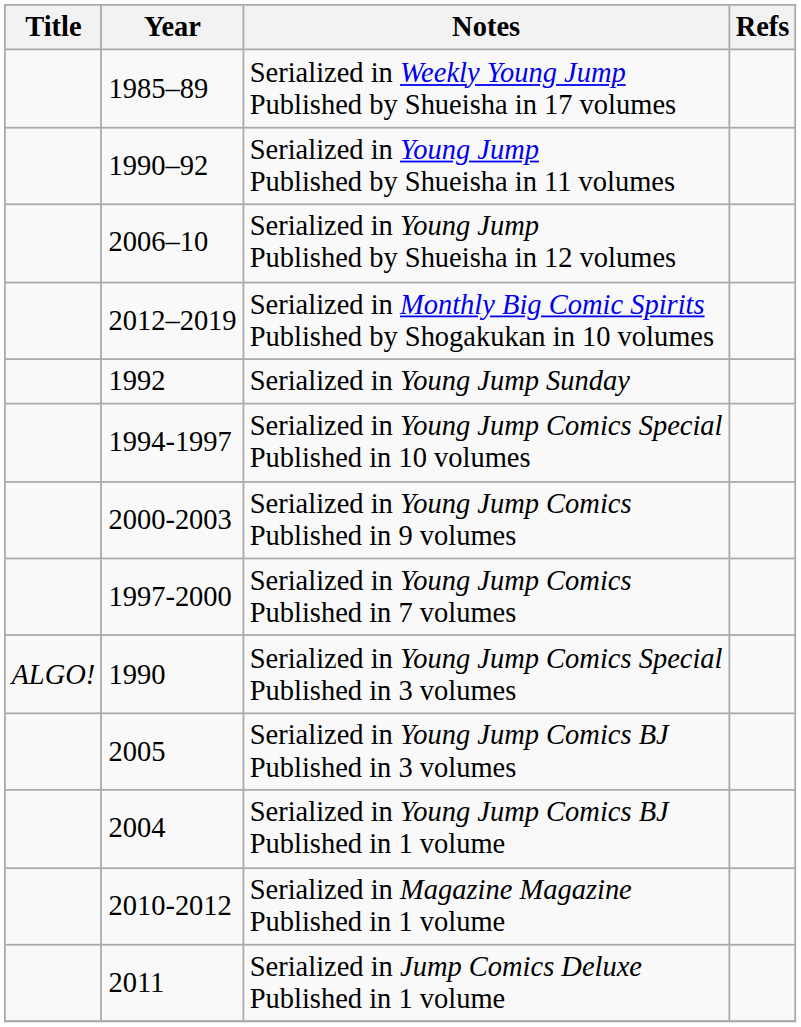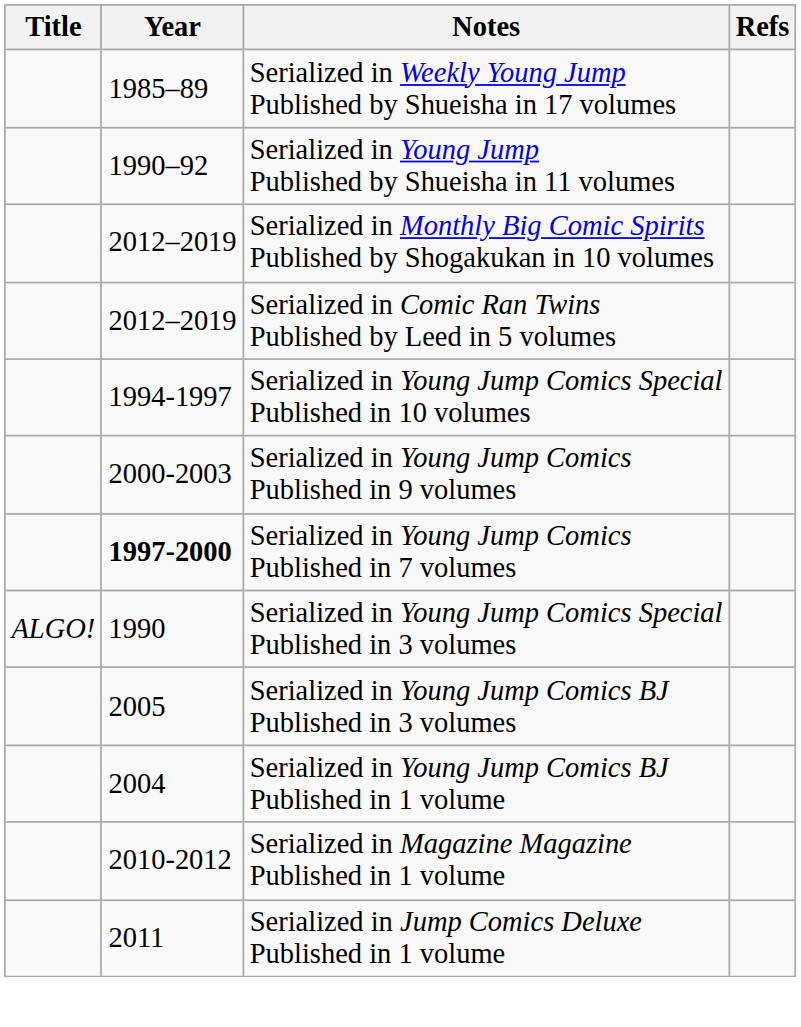- row: (463, 242)
+ row: (433, 319)
- row: (440, 381)
(170, 596) normal -> (170, 551) bold
